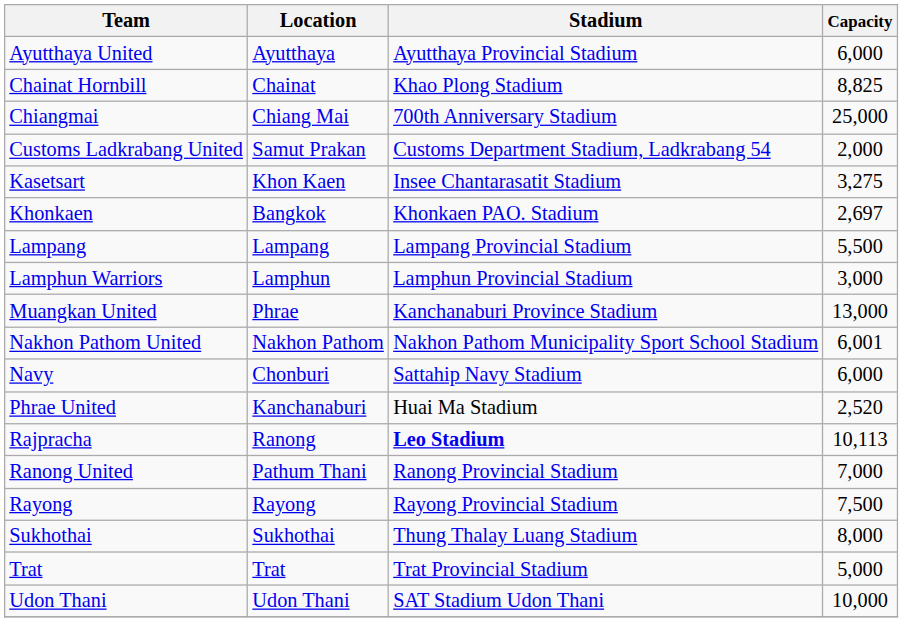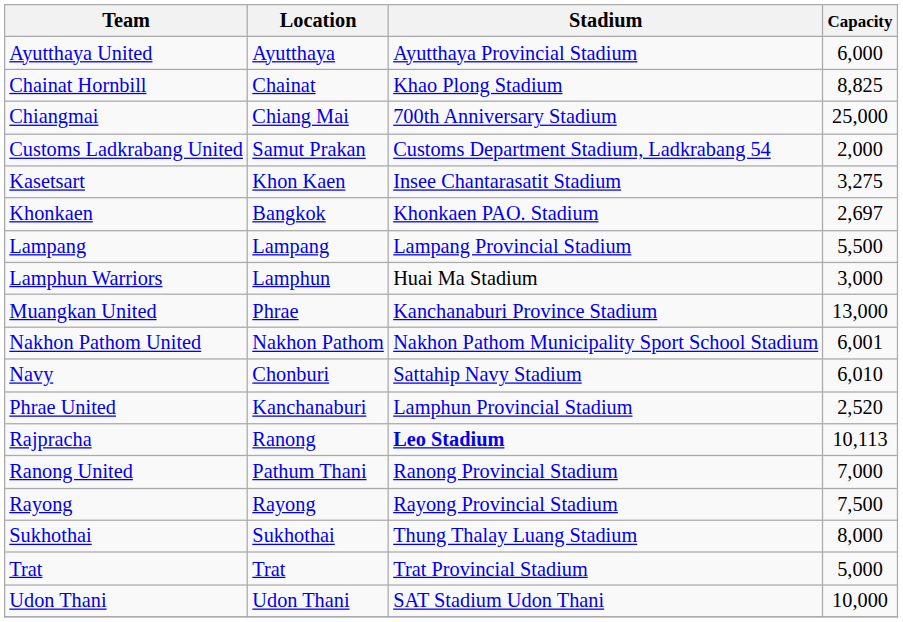(513, 278) Lamphun Provincial Stadium -> (465, 278) Huai Ma Stadium
(860, 375) 6,000 -> (860, 375) 6,010
(465, 407) Huai Ma Stadium -> (513, 407) Lamphun Provincial Stadium
